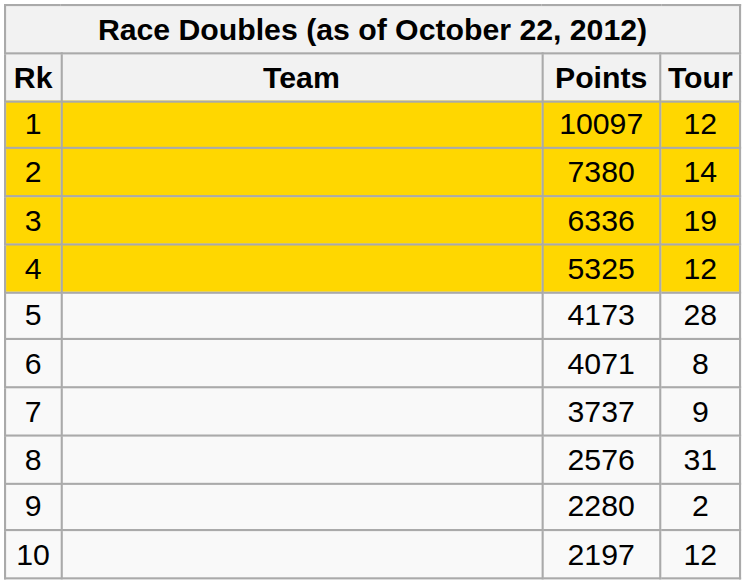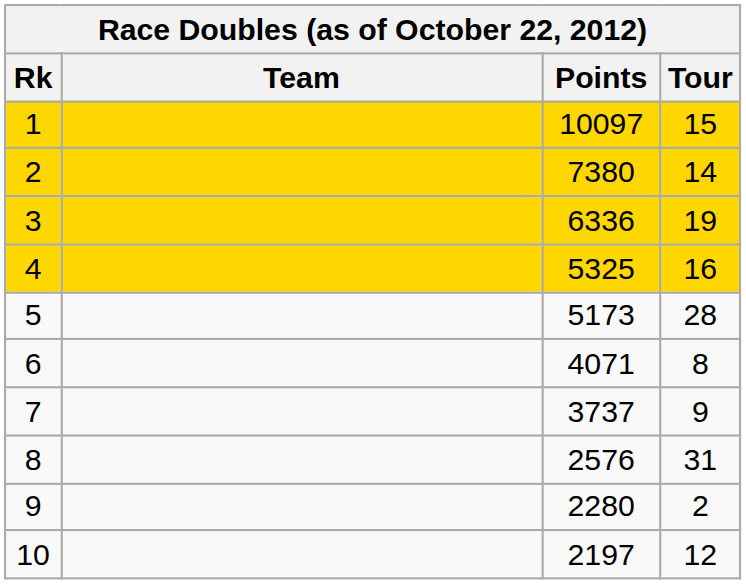(700, 125) 12 -> (700, 125) 15
(700, 268) 12 -> (700, 268) 16
(601, 316) 4173 -> (601, 316) 5173
